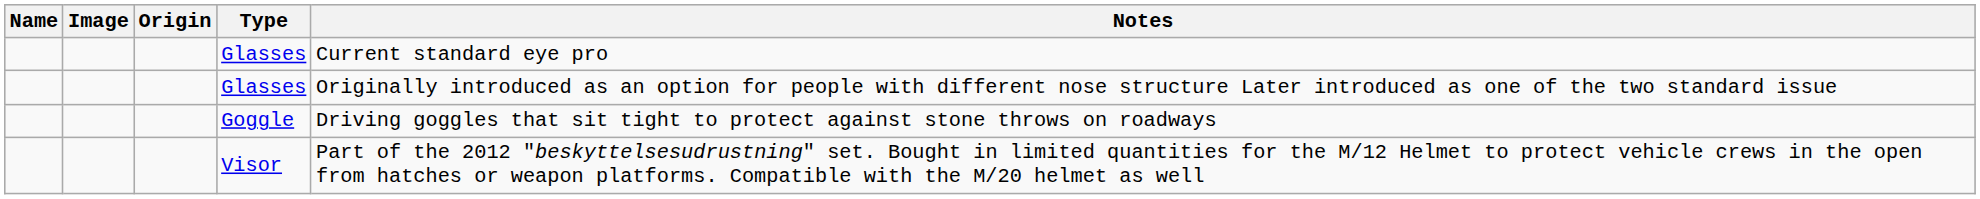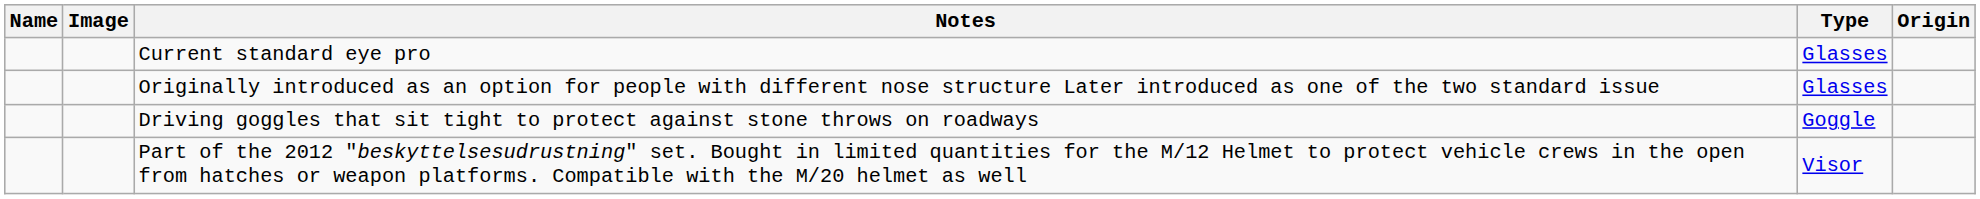columns swapped: (175, 21) <-> (1143, 21)
